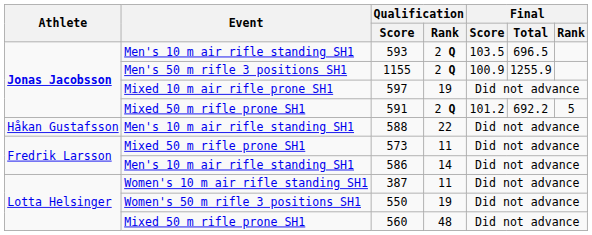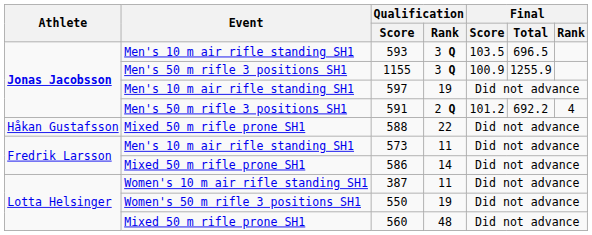(445, 52) 2 Q -> (445, 52) 3 Q
(445, 70) 2 Q -> (445, 70) 3 Q
(229, 89) Mixed 10 m air rifle prone SH1 -> (239, 89) Men's 10 m air rifle standing SH1
(215, 108) Mixed 50 m rifle prone SH1 -> (236, 108) Men's 50 m rifle 3 positions SH1
(571, 108) 5 -> (571, 108) 4
(239, 127) Men's 10 m air rifle standing SH1 -> (215, 127) Mixed 50 m rifle prone SH1
(215, 146) Mixed 50 m rifle prone SH1 -> (239, 146) Men's 10 m air rifle standing SH1
(239, 165) Men's 10 m air rifle standing SH1 -> (215, 165) Mixed 50 m rifle prone SH1
